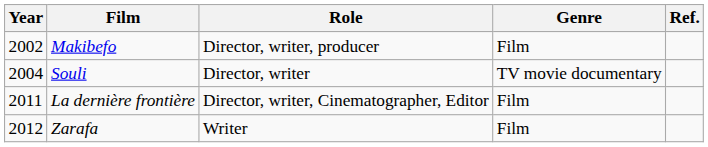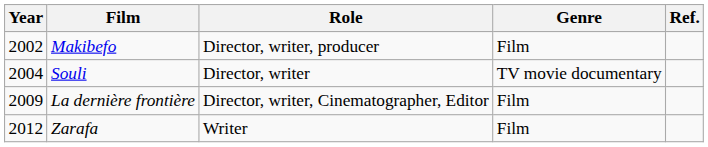(25, 100) 2011 -> (26, 100) 2009
